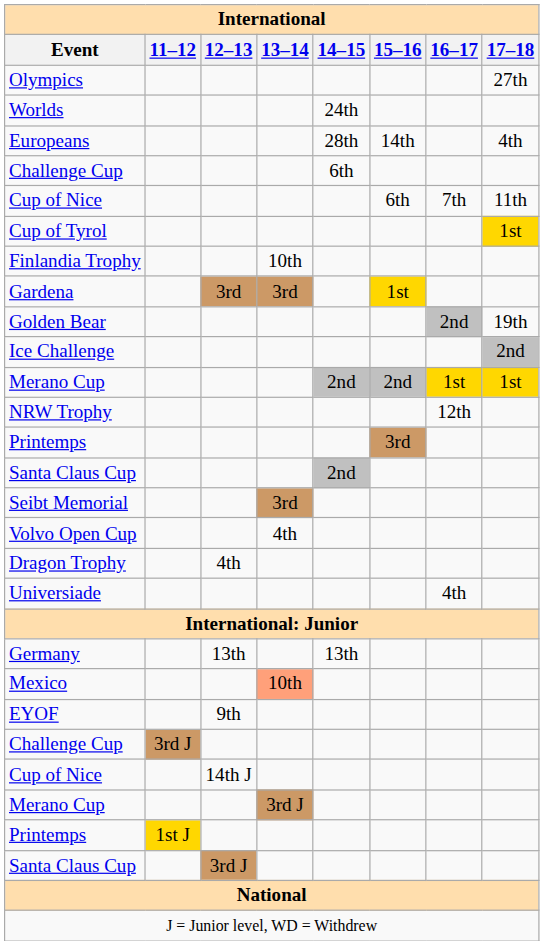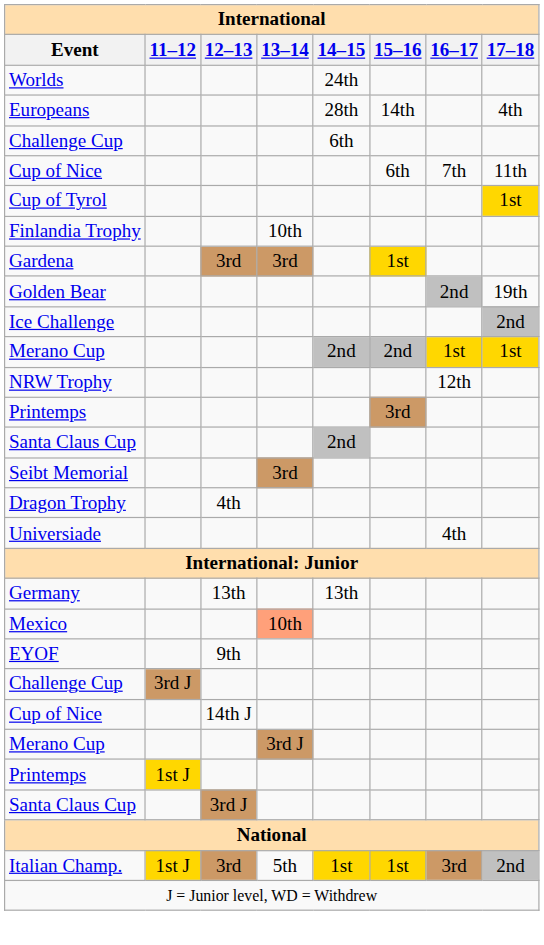- row: (46, 79)
- row: (73, 532)
+ row: (66, 865)
